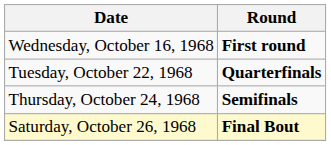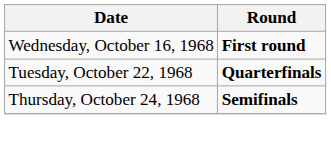- row: (102, 126)
